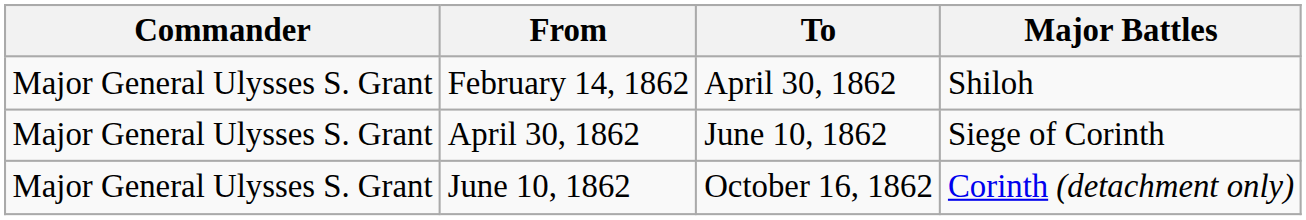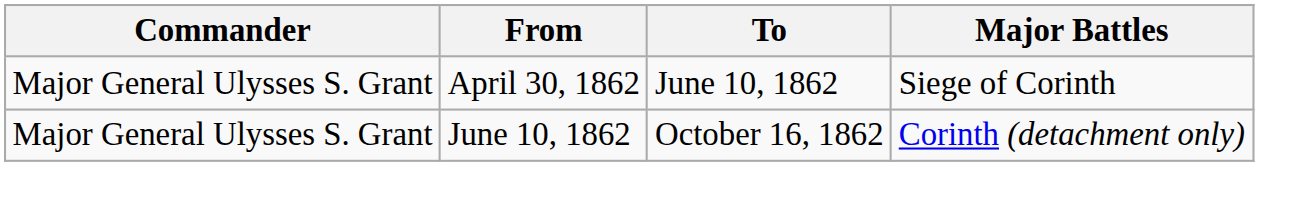- row: (568, 82)
